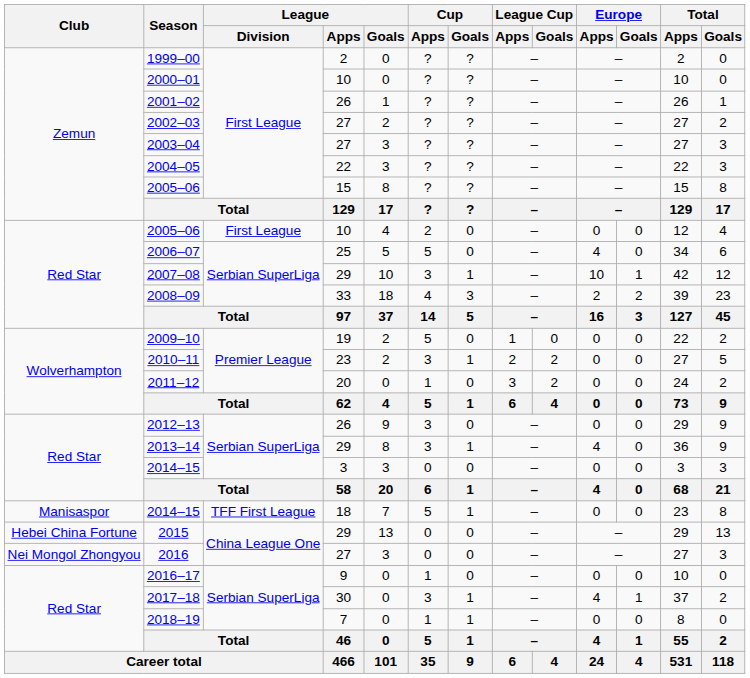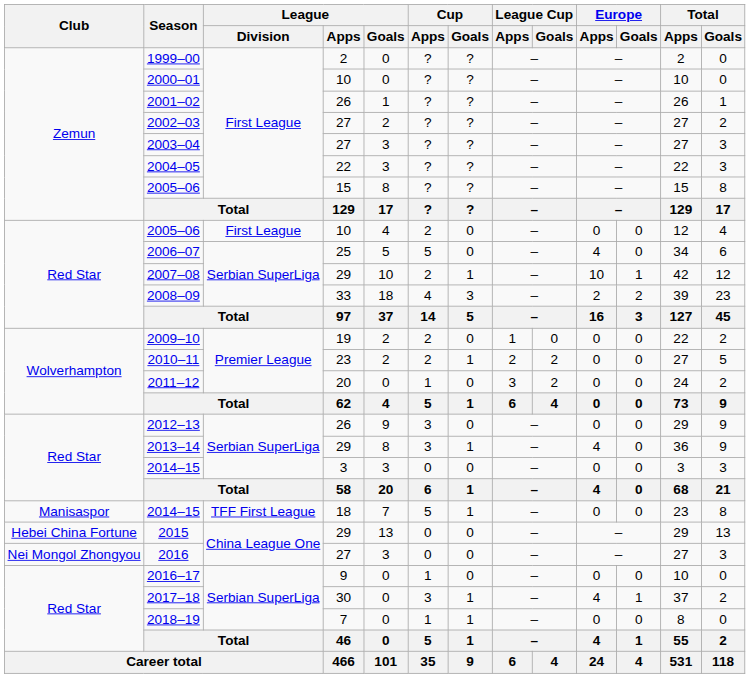(428, 274) 3 -> (428, 274) 2
(428, 338) 5 -> (428, 338) 2
(428, 360) 3 -> (428, 360) 2
